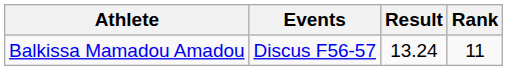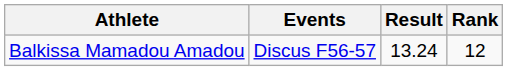(475, 50) 11 -> (475, 50) 12
